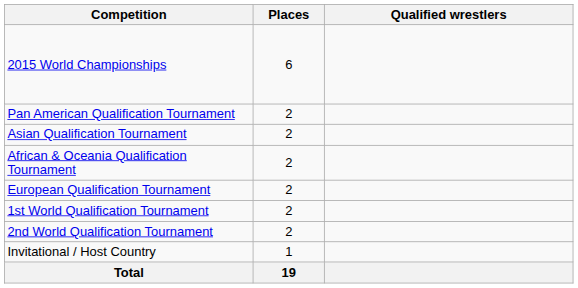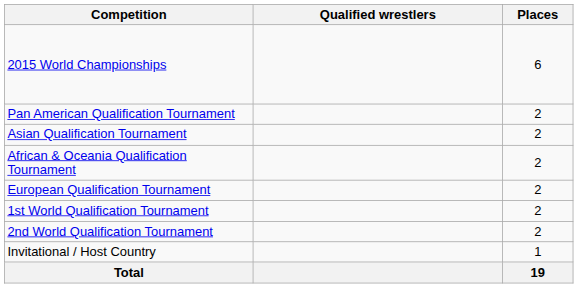columns swapped: (289, 14) <-> (449, 14)
